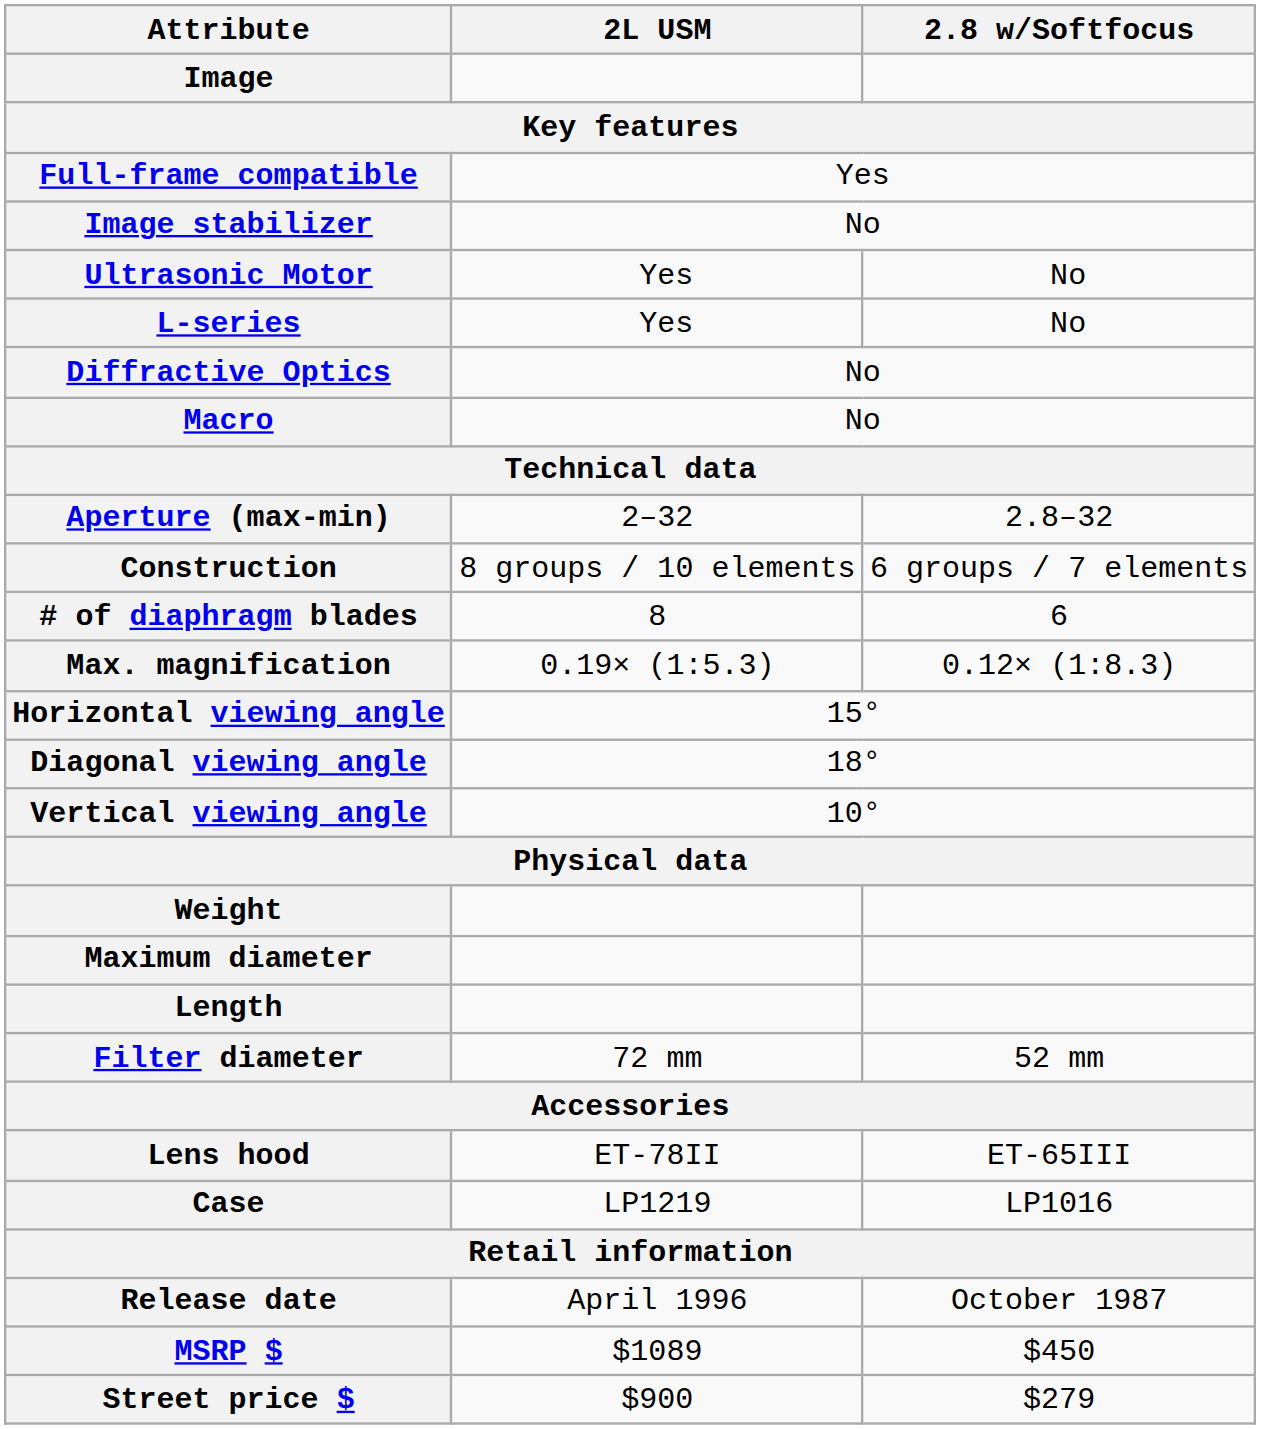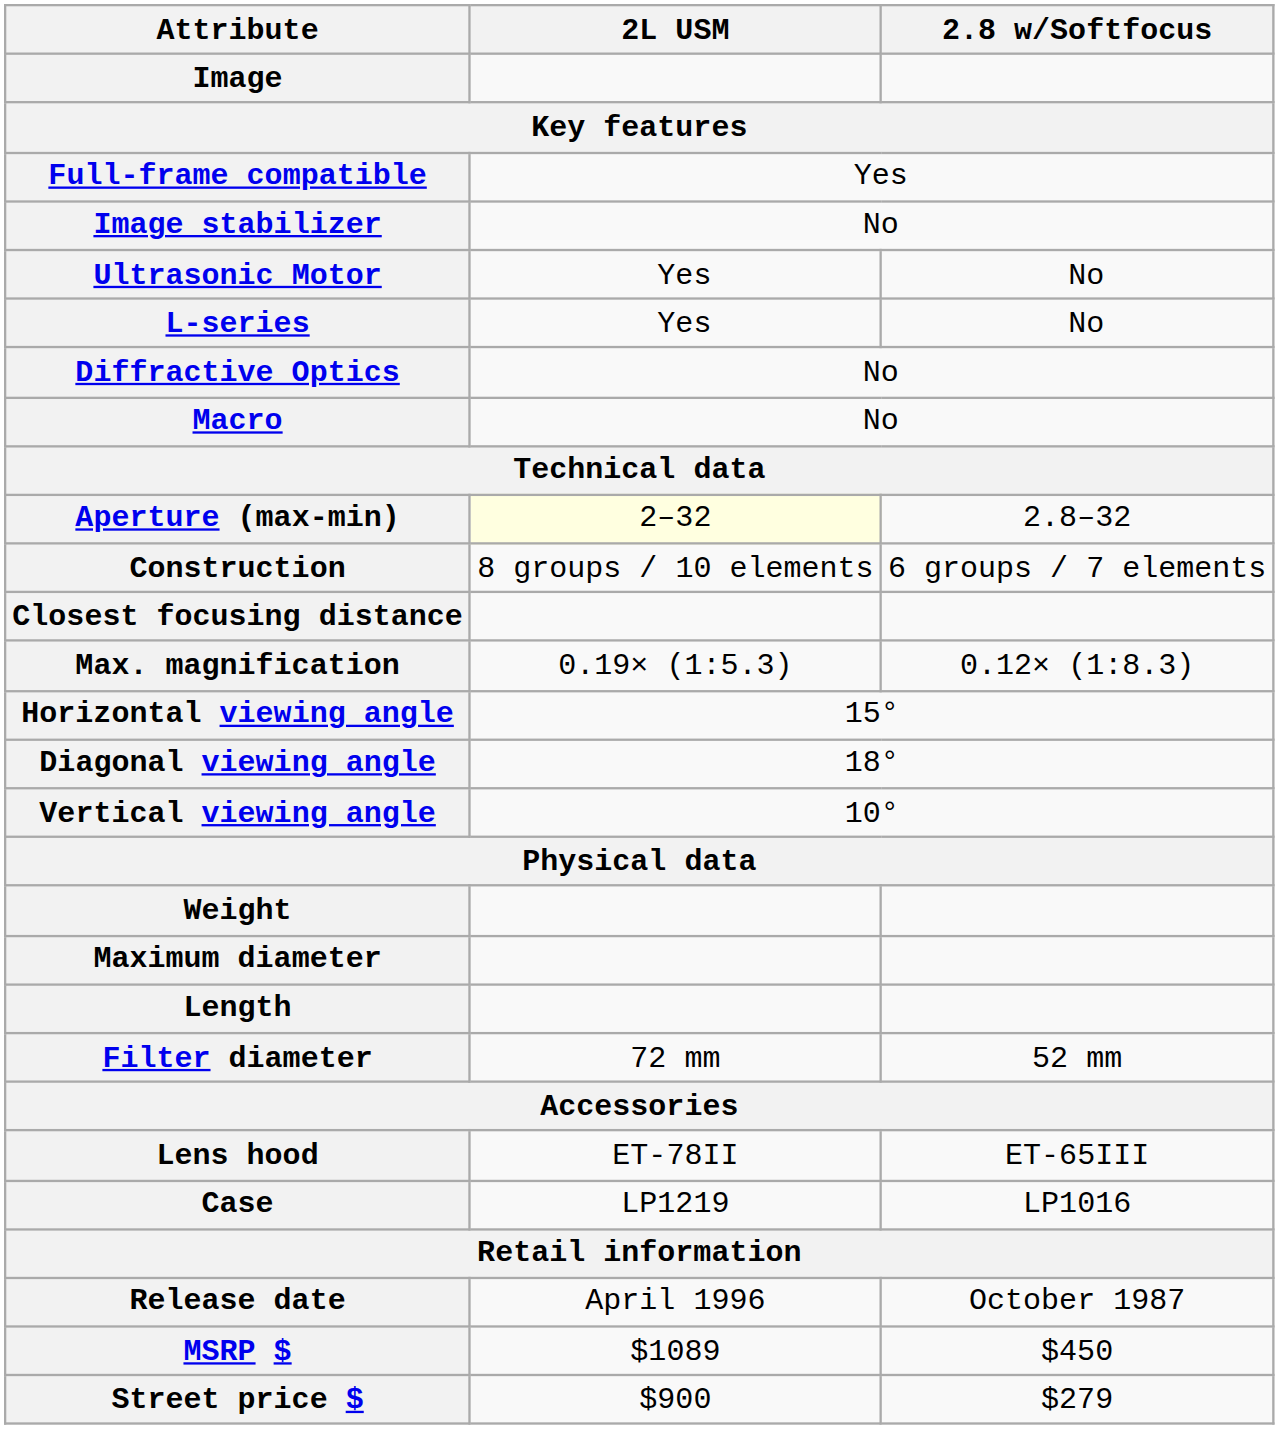(657, 519) no background -> (675, 519) lightyellow background
- row: (229, 617)
+ row: (238, 617)
